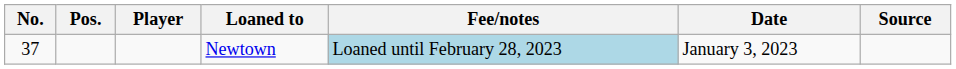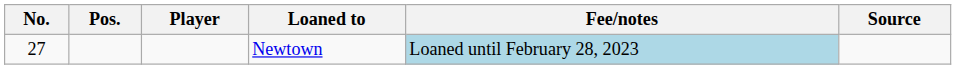- column: (769, 19)
(30, 49) 37 -> (36, 49) 27
